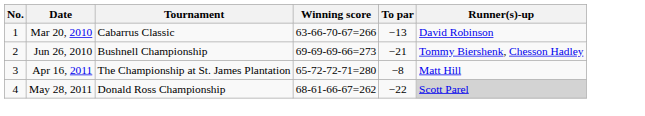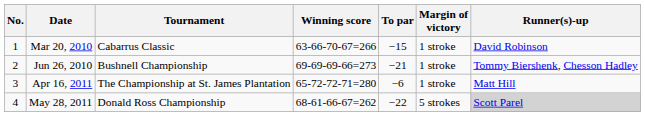+ column: (444, 20)
(398, 32) −13 -> (398, 46) −15
(398, 70) −8 -> (398, 83) −6
